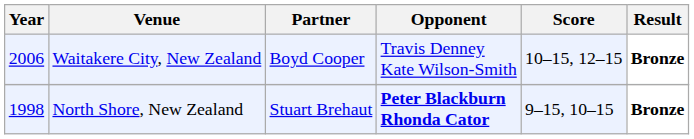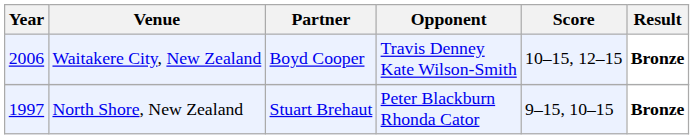(26, 109) 1998 -> (26, 109) 1997
(443, 109) bold -> (438, 109) normal
